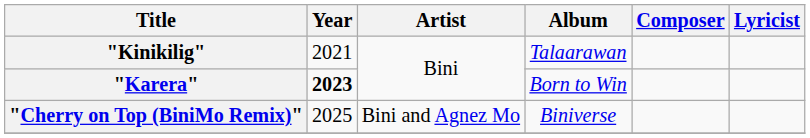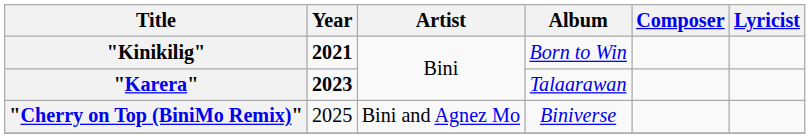(332, 52) normal -> (332, 52) bold
(578, 52) Talaarawan -> (578, 52) Born to Win
(578, 84) Born to Win -> (578, 84) Talaarawan
